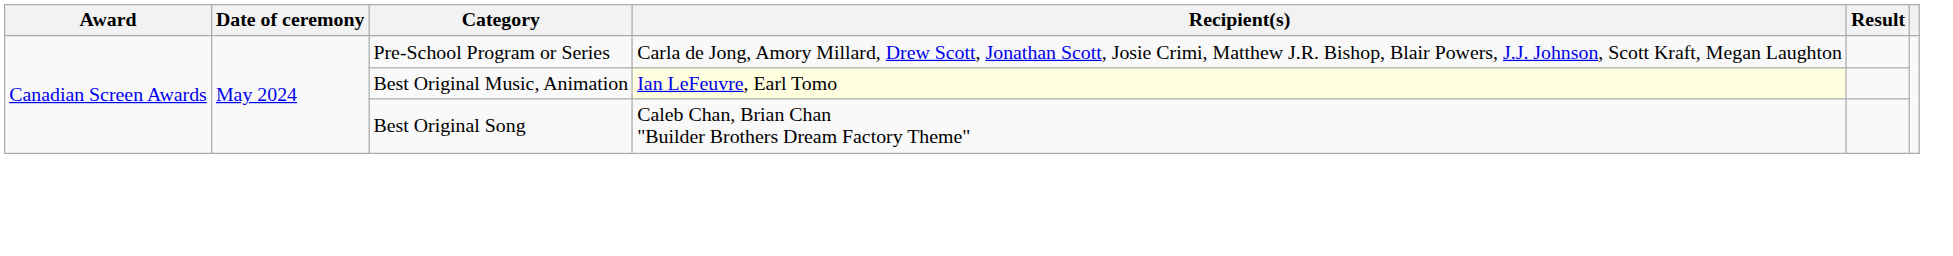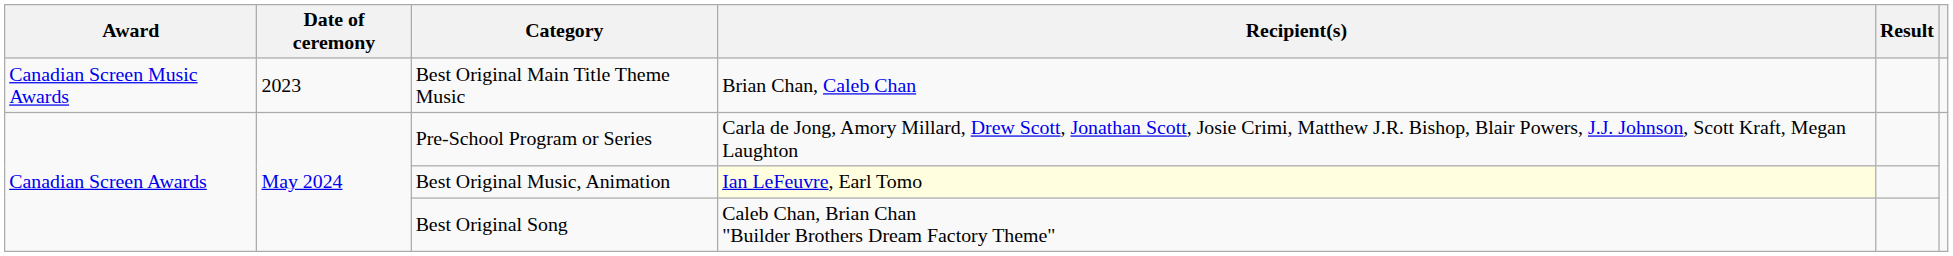+ row: (543, 85)
